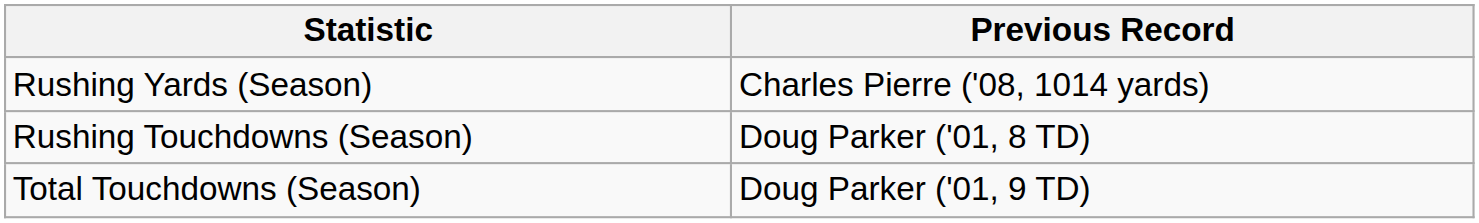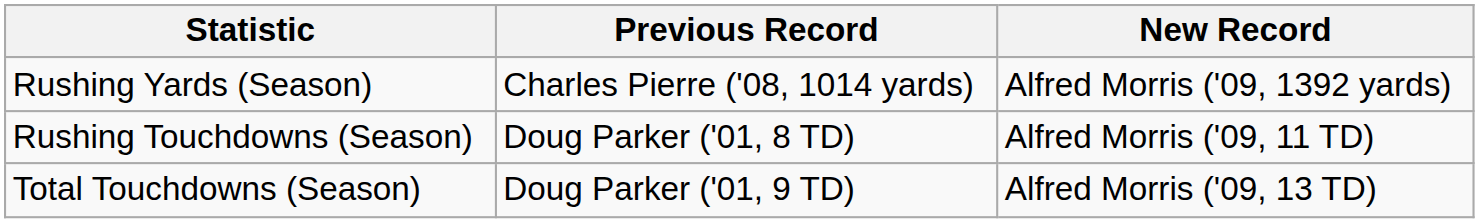+ column: (1236, 30)
